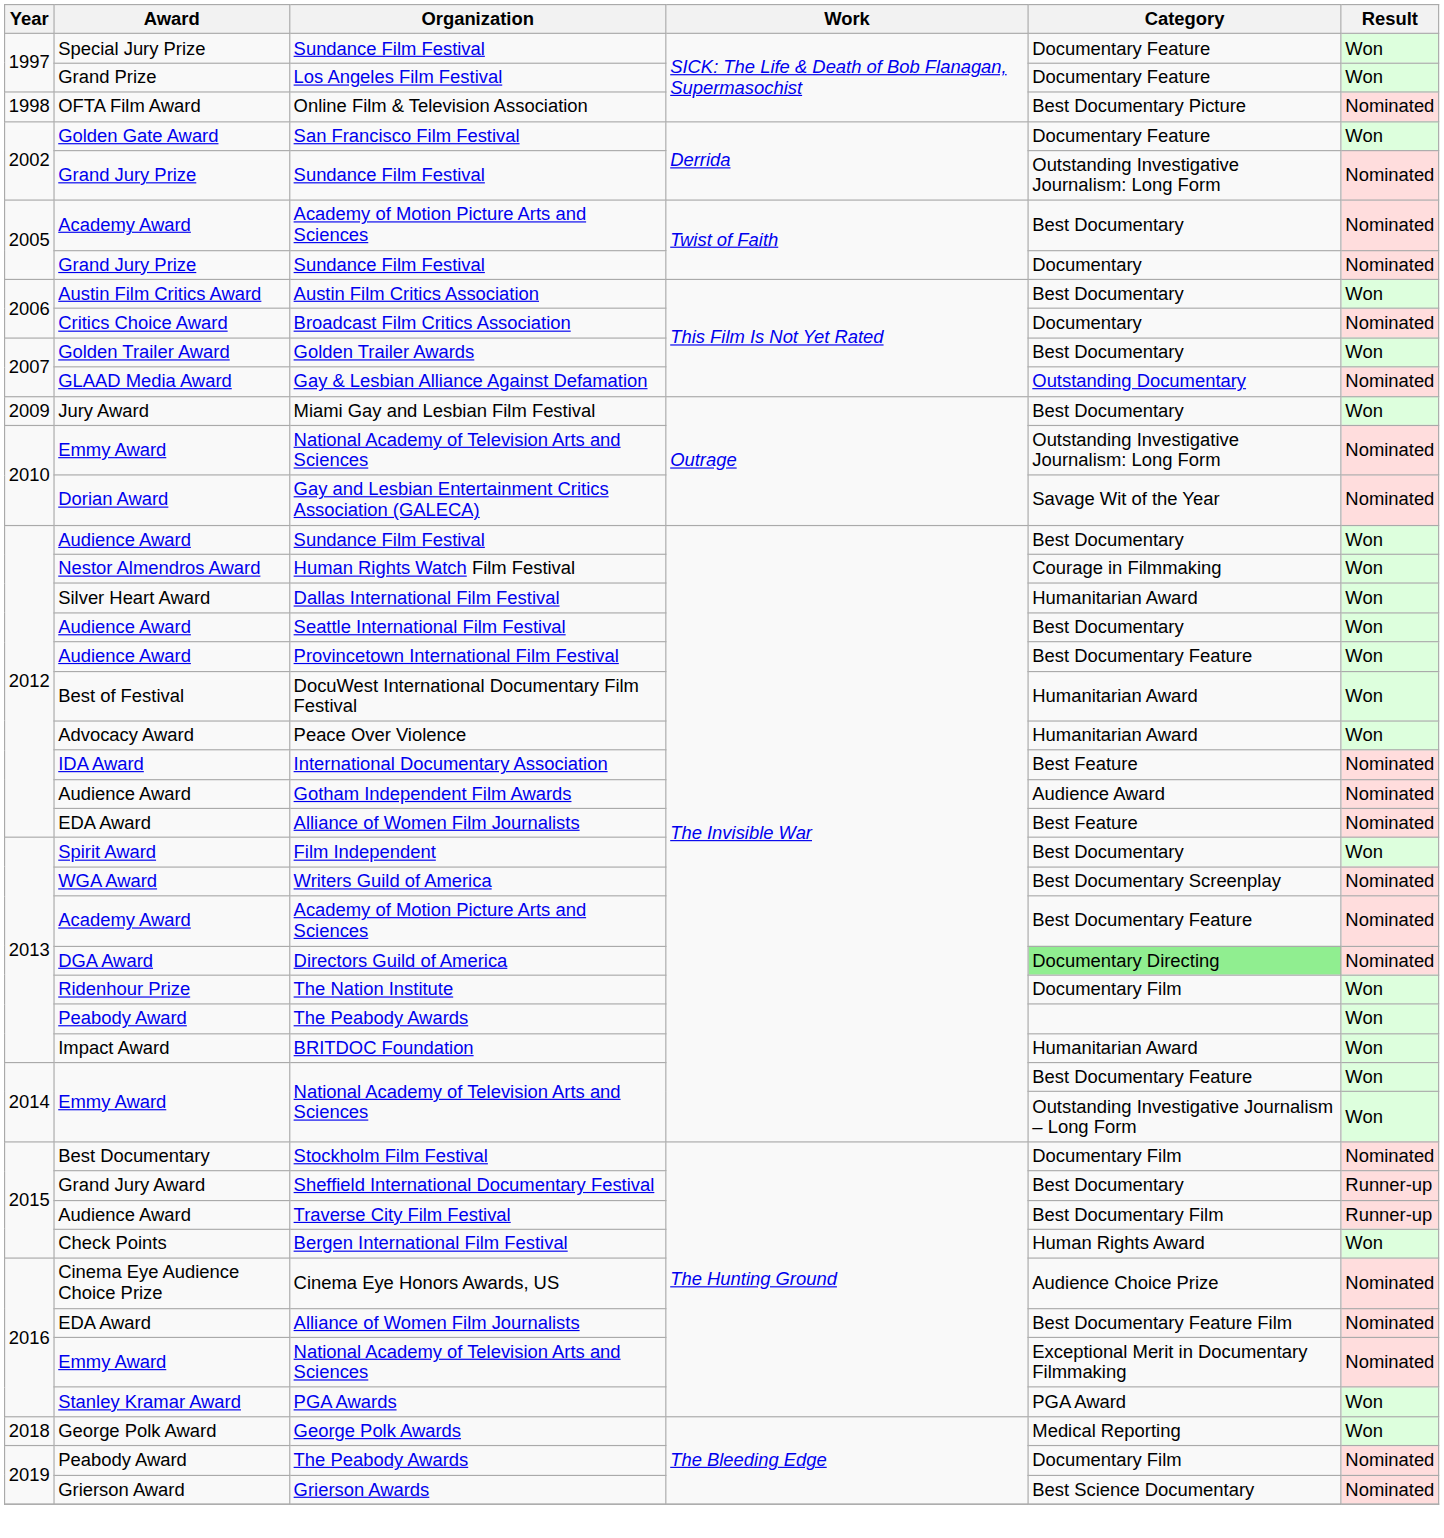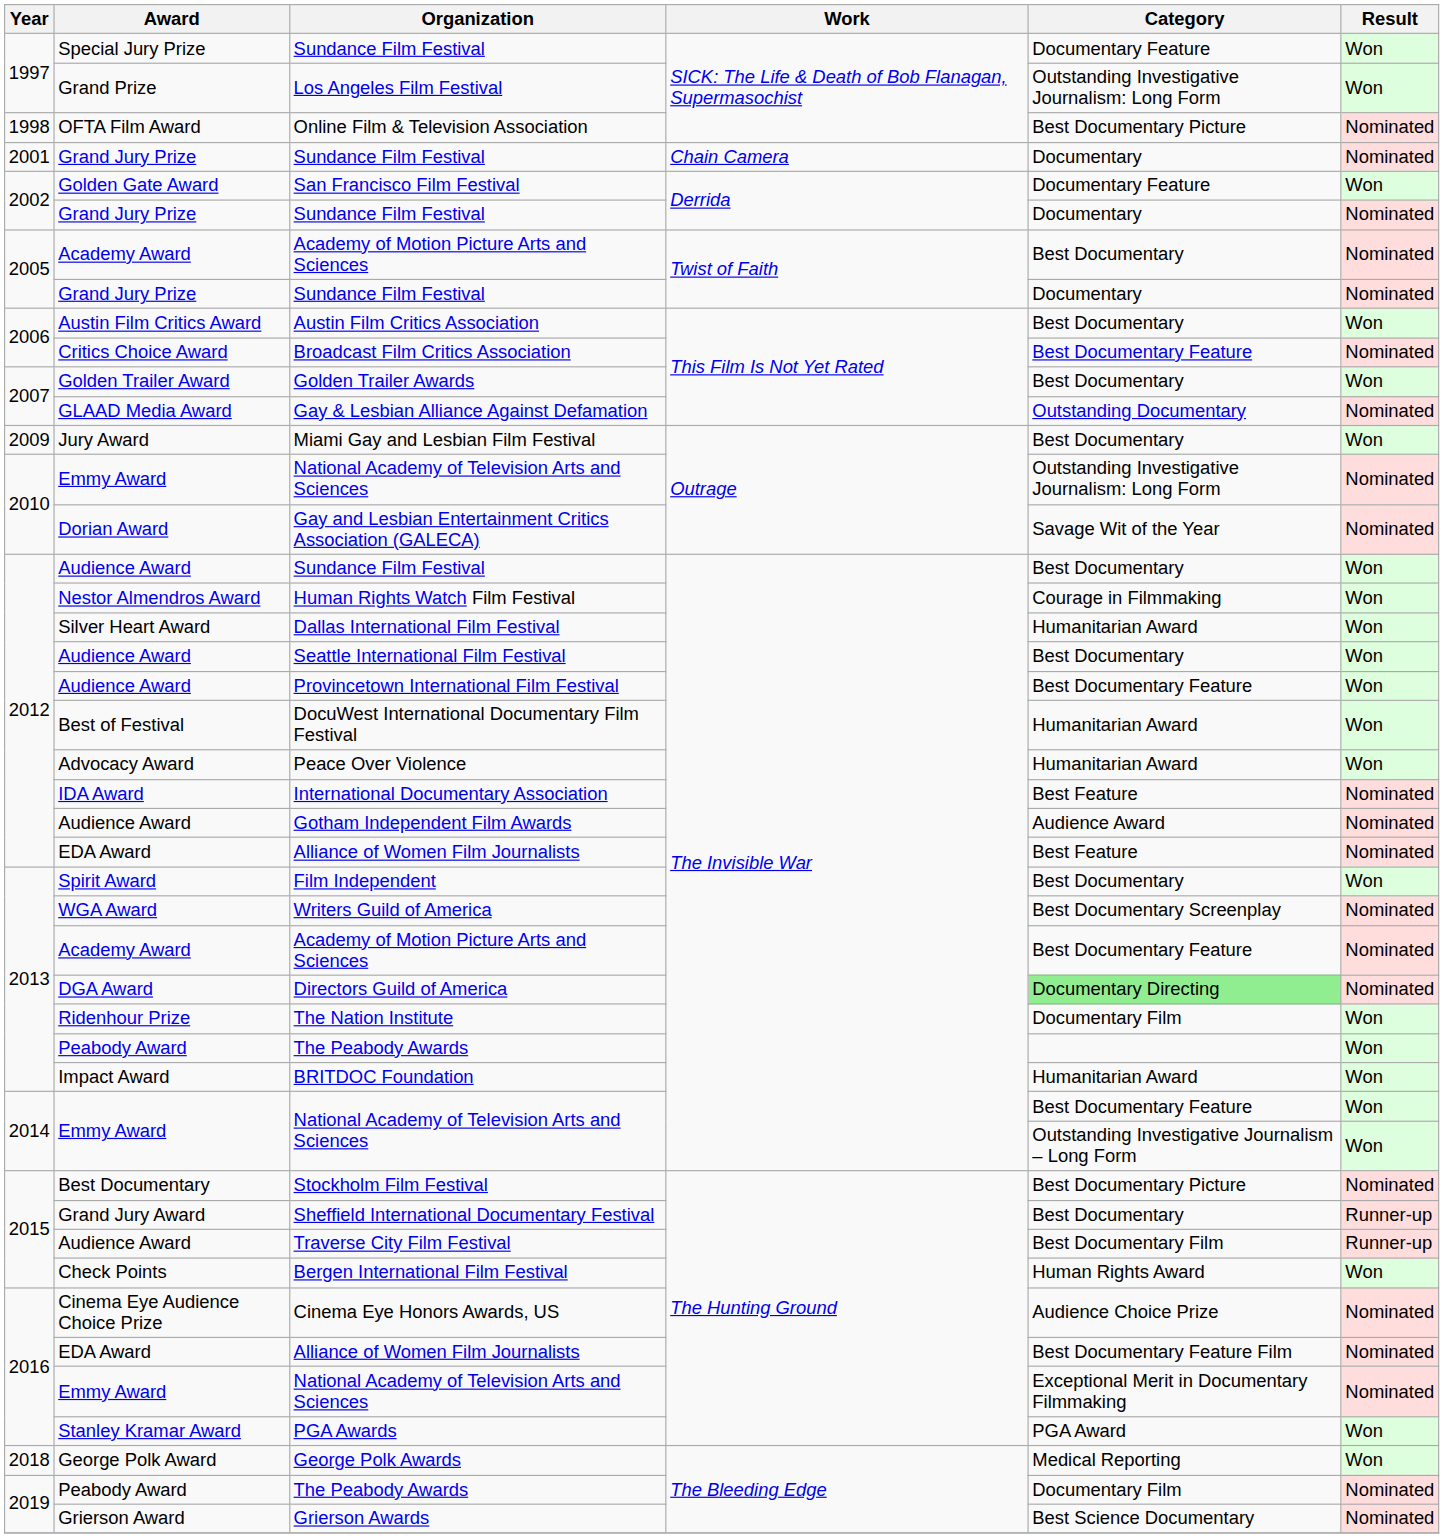(1121, 77) Documentary Feature -> (1136, 87) Outstanding Investigative Journalism: Long Form
+ row: (29, 156)
(1136, 175) Outstanding Investigative Journalism: Long Form -> (1087, 214) Documentary
(1087, 323) Documentary -> (1142, 352) Best Documentary Feature
(1107, 1156) Documentary Film -> (1139, 1185) Best Documentary Picture
